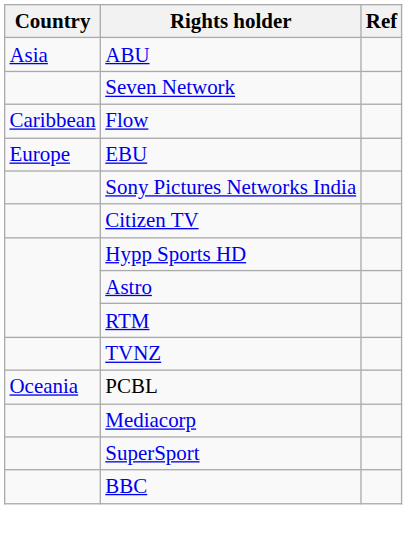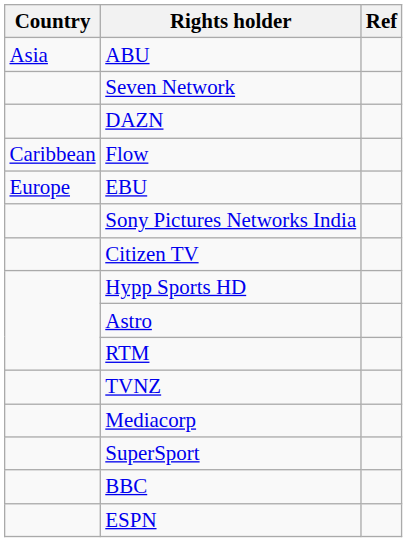+ row: (134, 120)
- row: (131, 386)
+ row: (131, 519)
